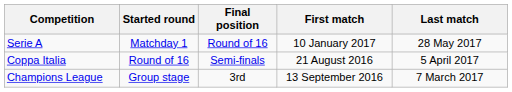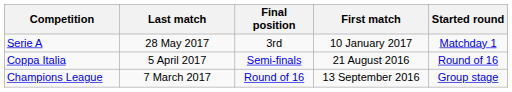columns swapped: (159, 19) <-> (450, 19)
(238, 43) Round of 16 -> (274, 43) 3rd
(238, 78) 3rd -> (274, 78) Round of 16
